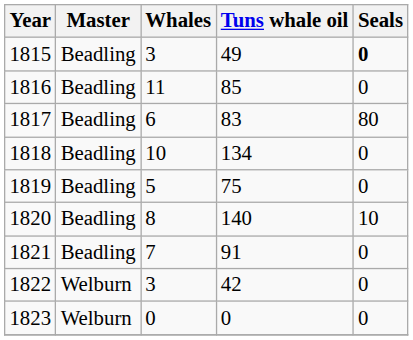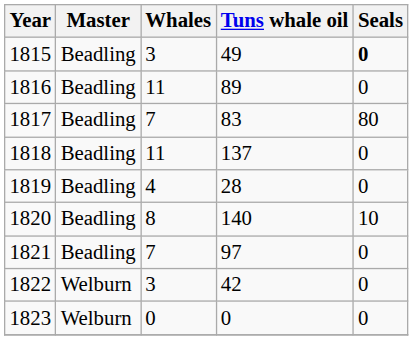(231, 86) 85 -> (231, 86) 89
(151, 119) 6 -> (151, 119) 7
(156, 152) 10 -> (155, 152) 11
(236, 152) 134 -> (236, 152) 137
(151, 185) 5 -> (151, 185) 4
(231, 185) 75 -> (231, 185) 28
(231, 251) 91 -> (231, 251) 97
